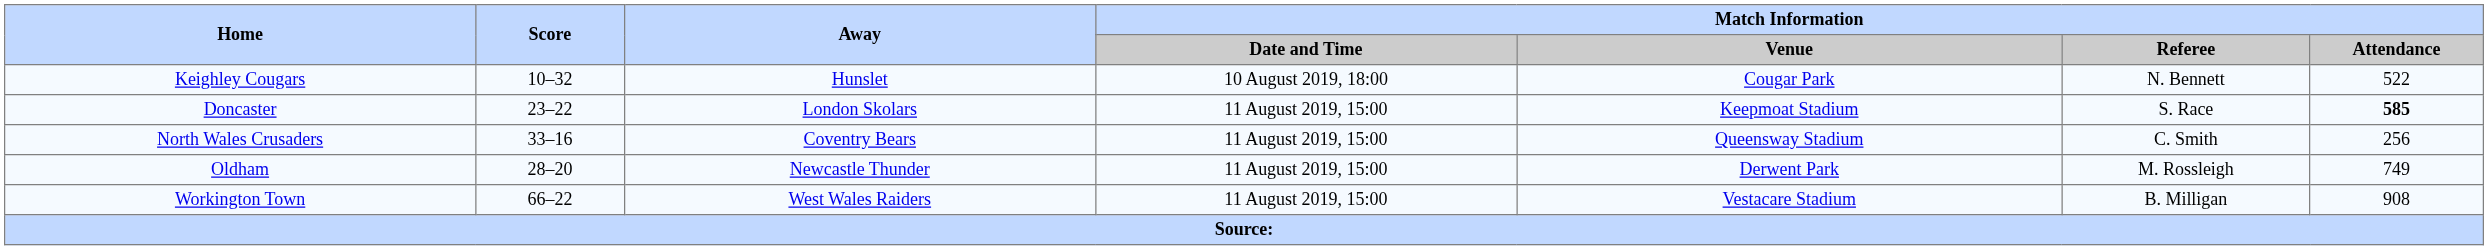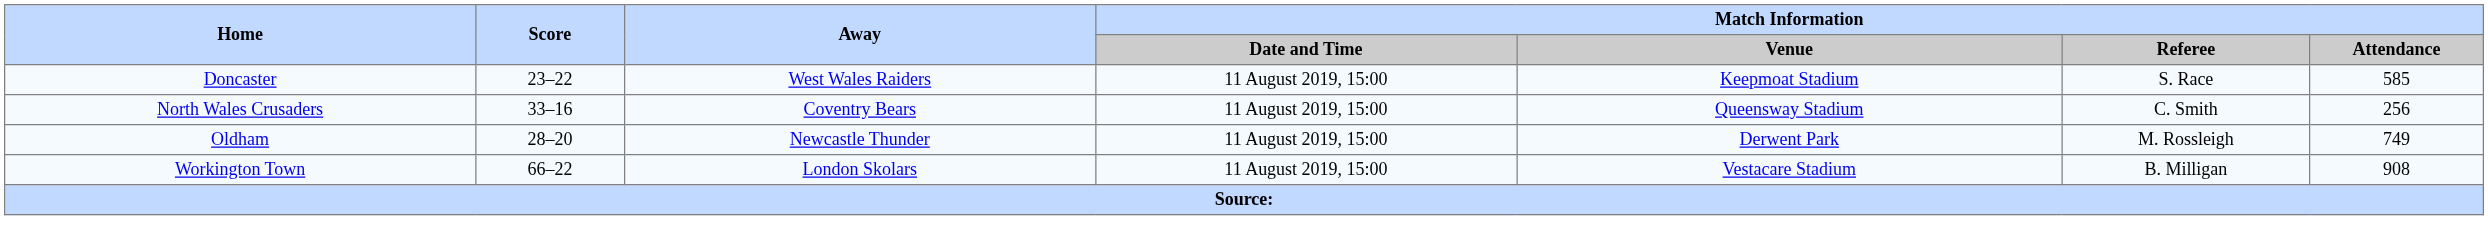- row: (240, 79)
(860, 109) London Skolars -> (860, 79) West Wales Raiders
(2397, 109) bold -> (2397, 79) normal
(860, 199) West Wales Raiders -> (860, 169) London Skolars
